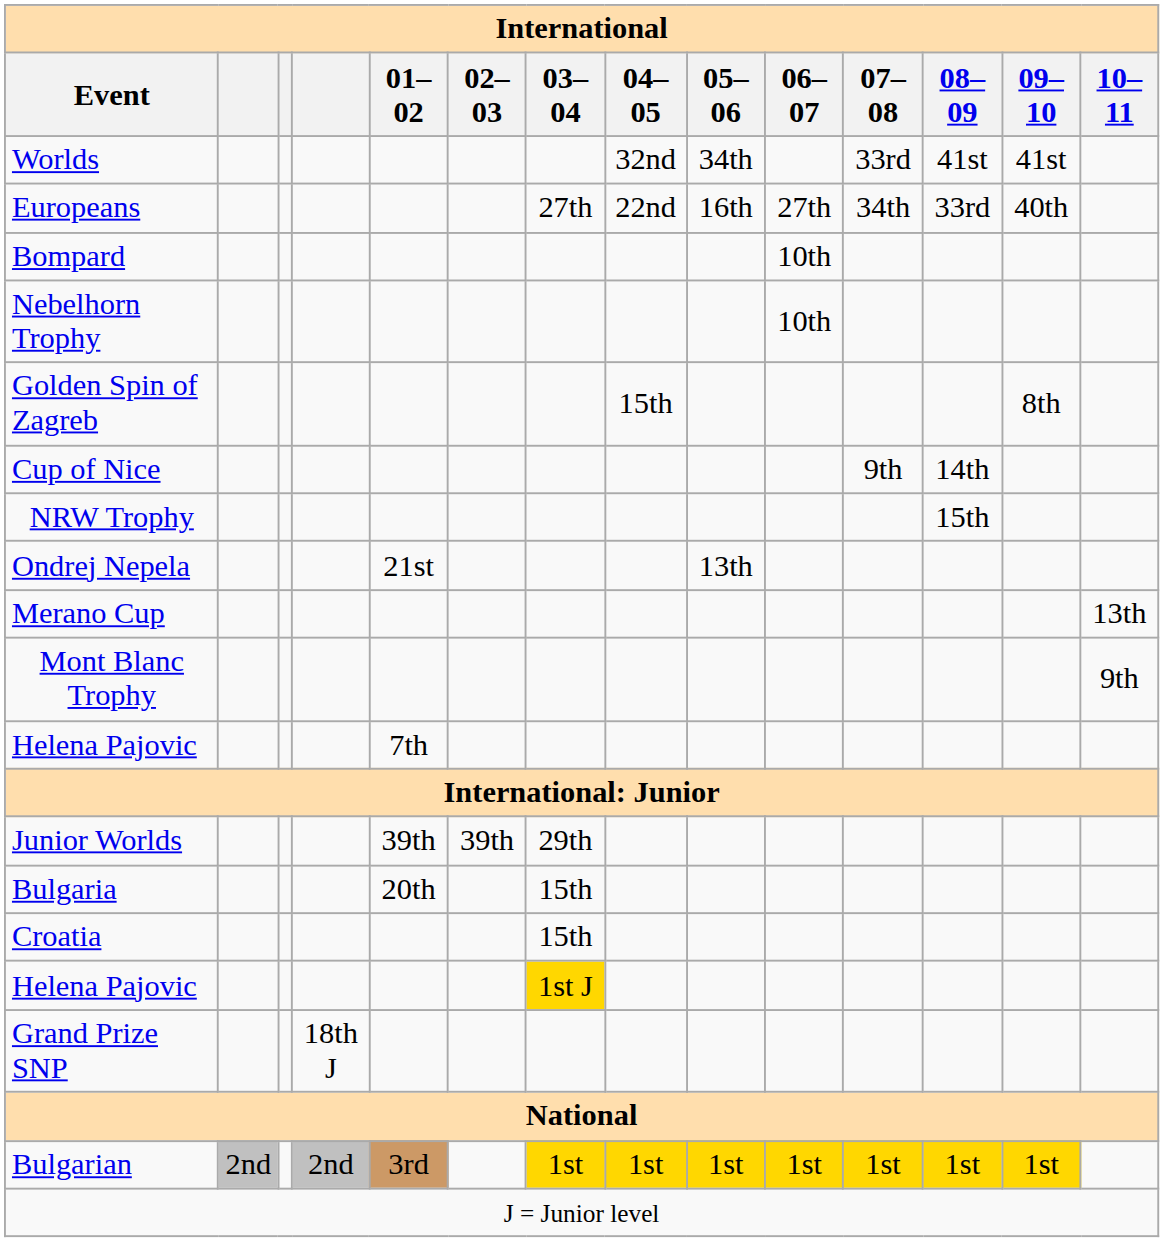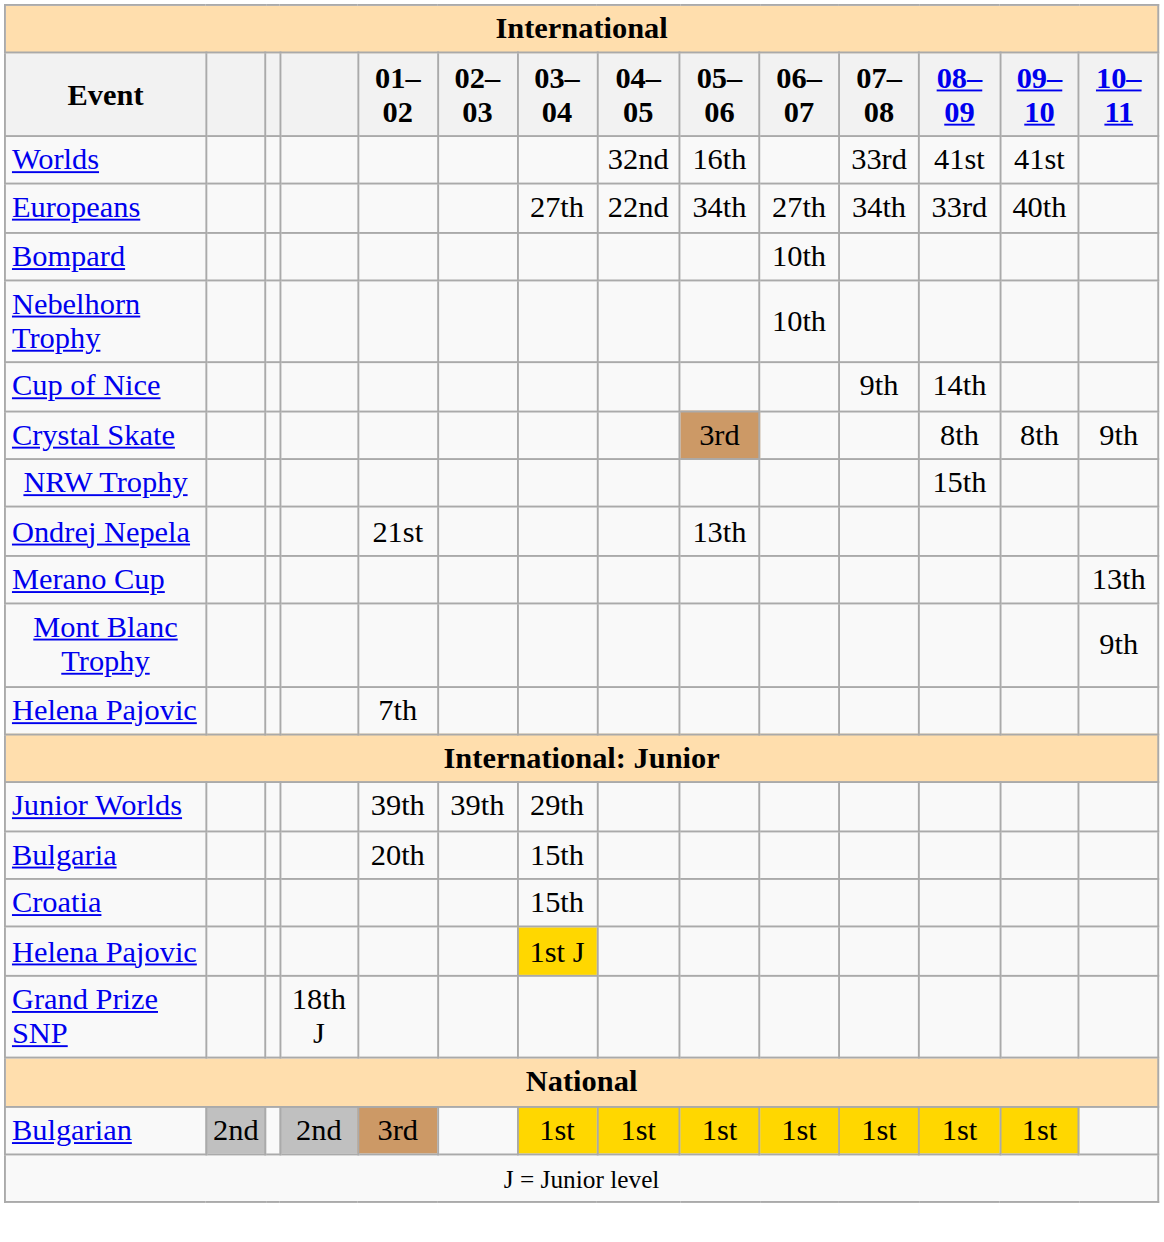(726, 159) 34th -> (719, 159) 16th
(726, 207) 16th -> (719, 207) 34th
- row: (105, 403)
+ row: (93, 434)
